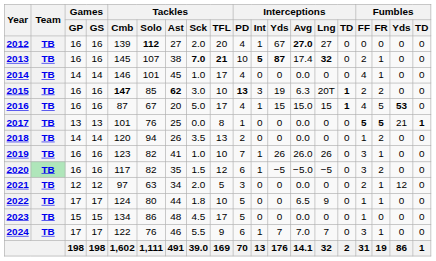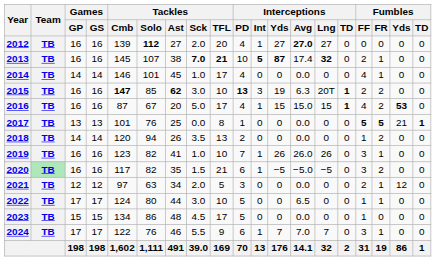(279, 43) 67 -> (279, 43) 27
(381, 106) 5 -> (381, 106) 2
(222, 169) 12 -> (222, 169) 21
(198, 201) 1.8 -> (198, 201) 3.0
(326, 201) 9 -> (326, 201) 0
